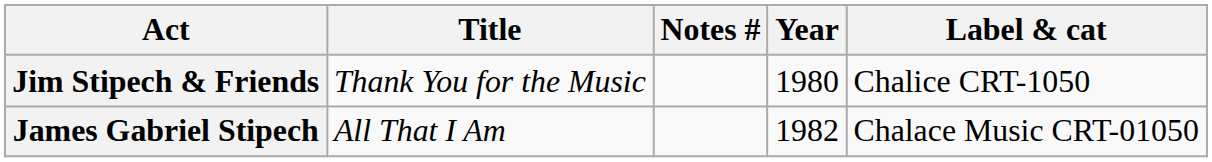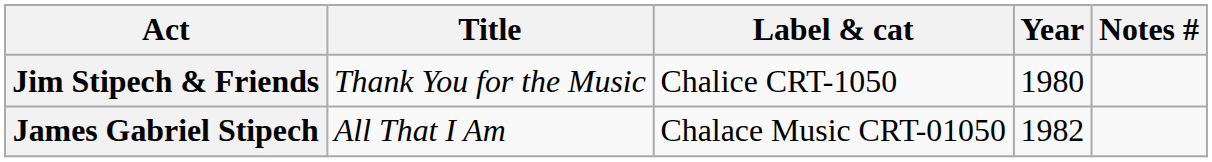columns swapped: (1026, 29) <-> (710, 29)
